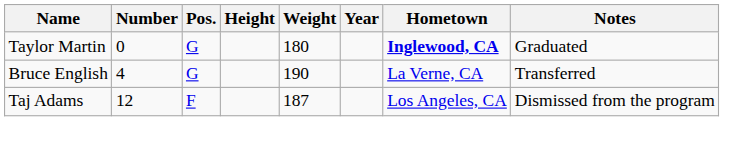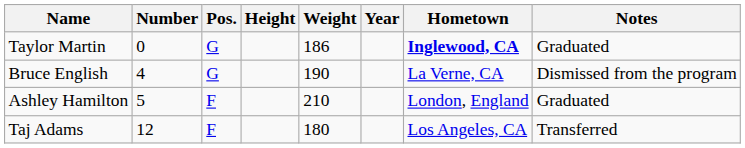(296, 45) 180 -> (316, 45) 186
(555, 73) Transferred -> (637, 73) Dismissed from the program
+ row: (68, 101)
(296, 101) 187 -> (316, 128) 180
(615, 101) Dismissed from the program -> (577, 128) Transferred
